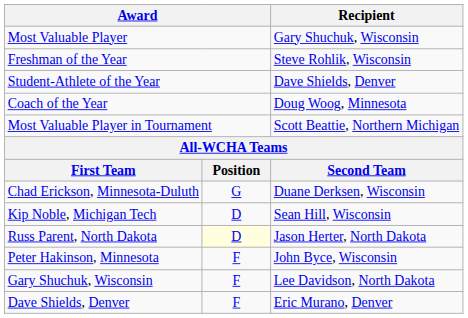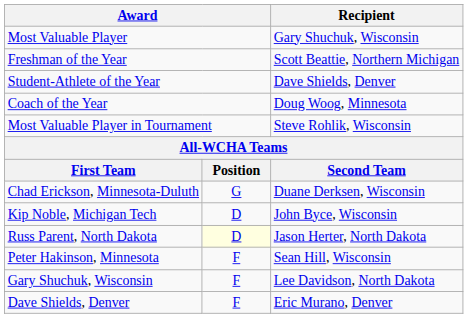(342, 59) Steve Rohlik, Wisconsin -> (367, 59) Scott Beattie, Northern Michigan
(367, 125) Scott Beattie, Northern Michigan -> (342, 125) Steve Rohlik, Wisconsin
(332, 214) Sean Hill, Wisconsin -> (335, 214) John Byce, Wisconsin
(335, 258) John Byce, Wisconsin -> (332, 258) Sean Hill, Wisconsin
